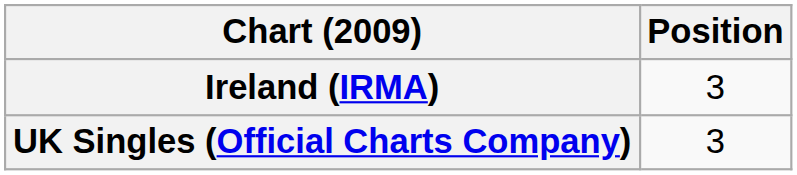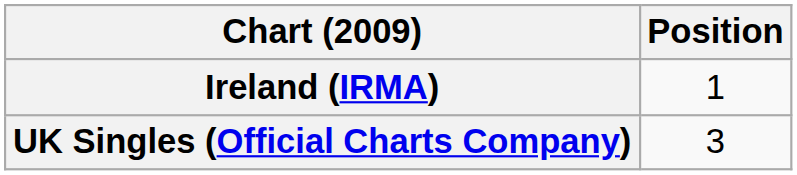(715, 86) 3 -> (715, 86) 1
